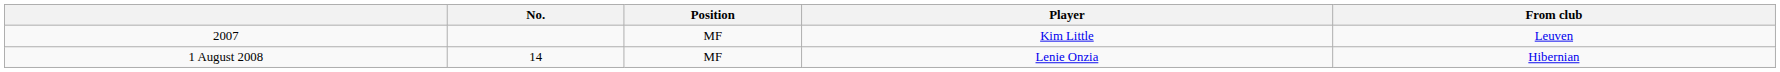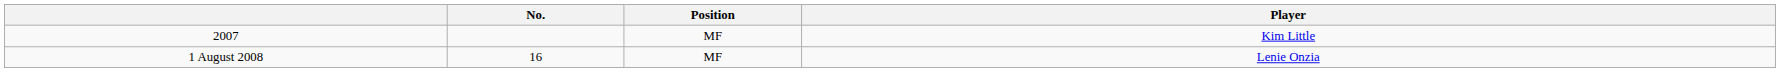- column: (1554, 14)
(536, 56) 14 -> (536, 56) 16
